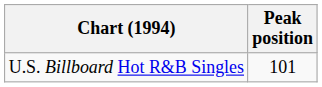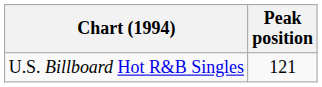(283, 67) 101 -> (283, 67) 121
